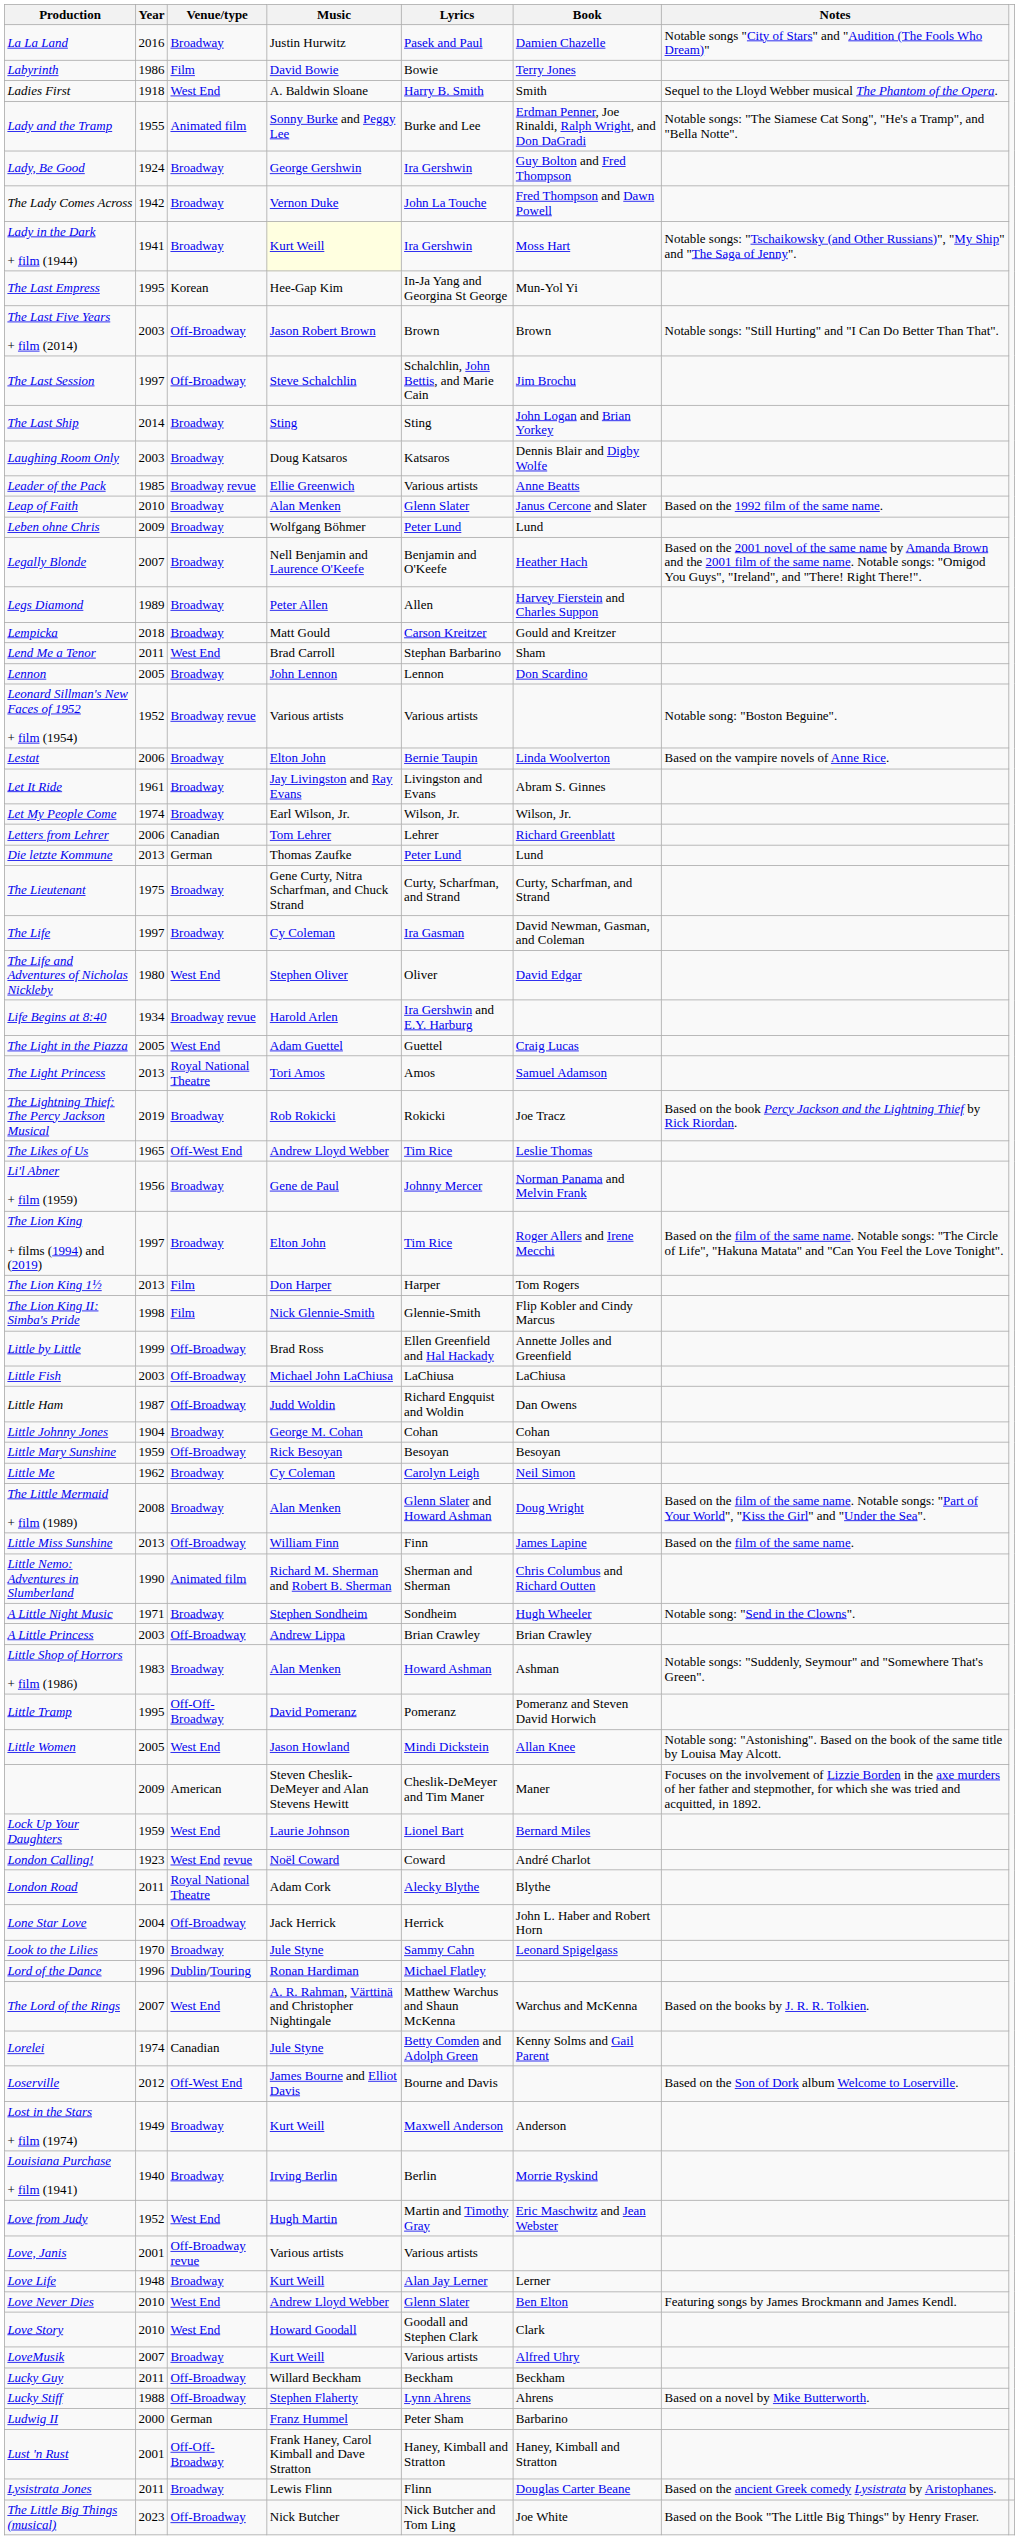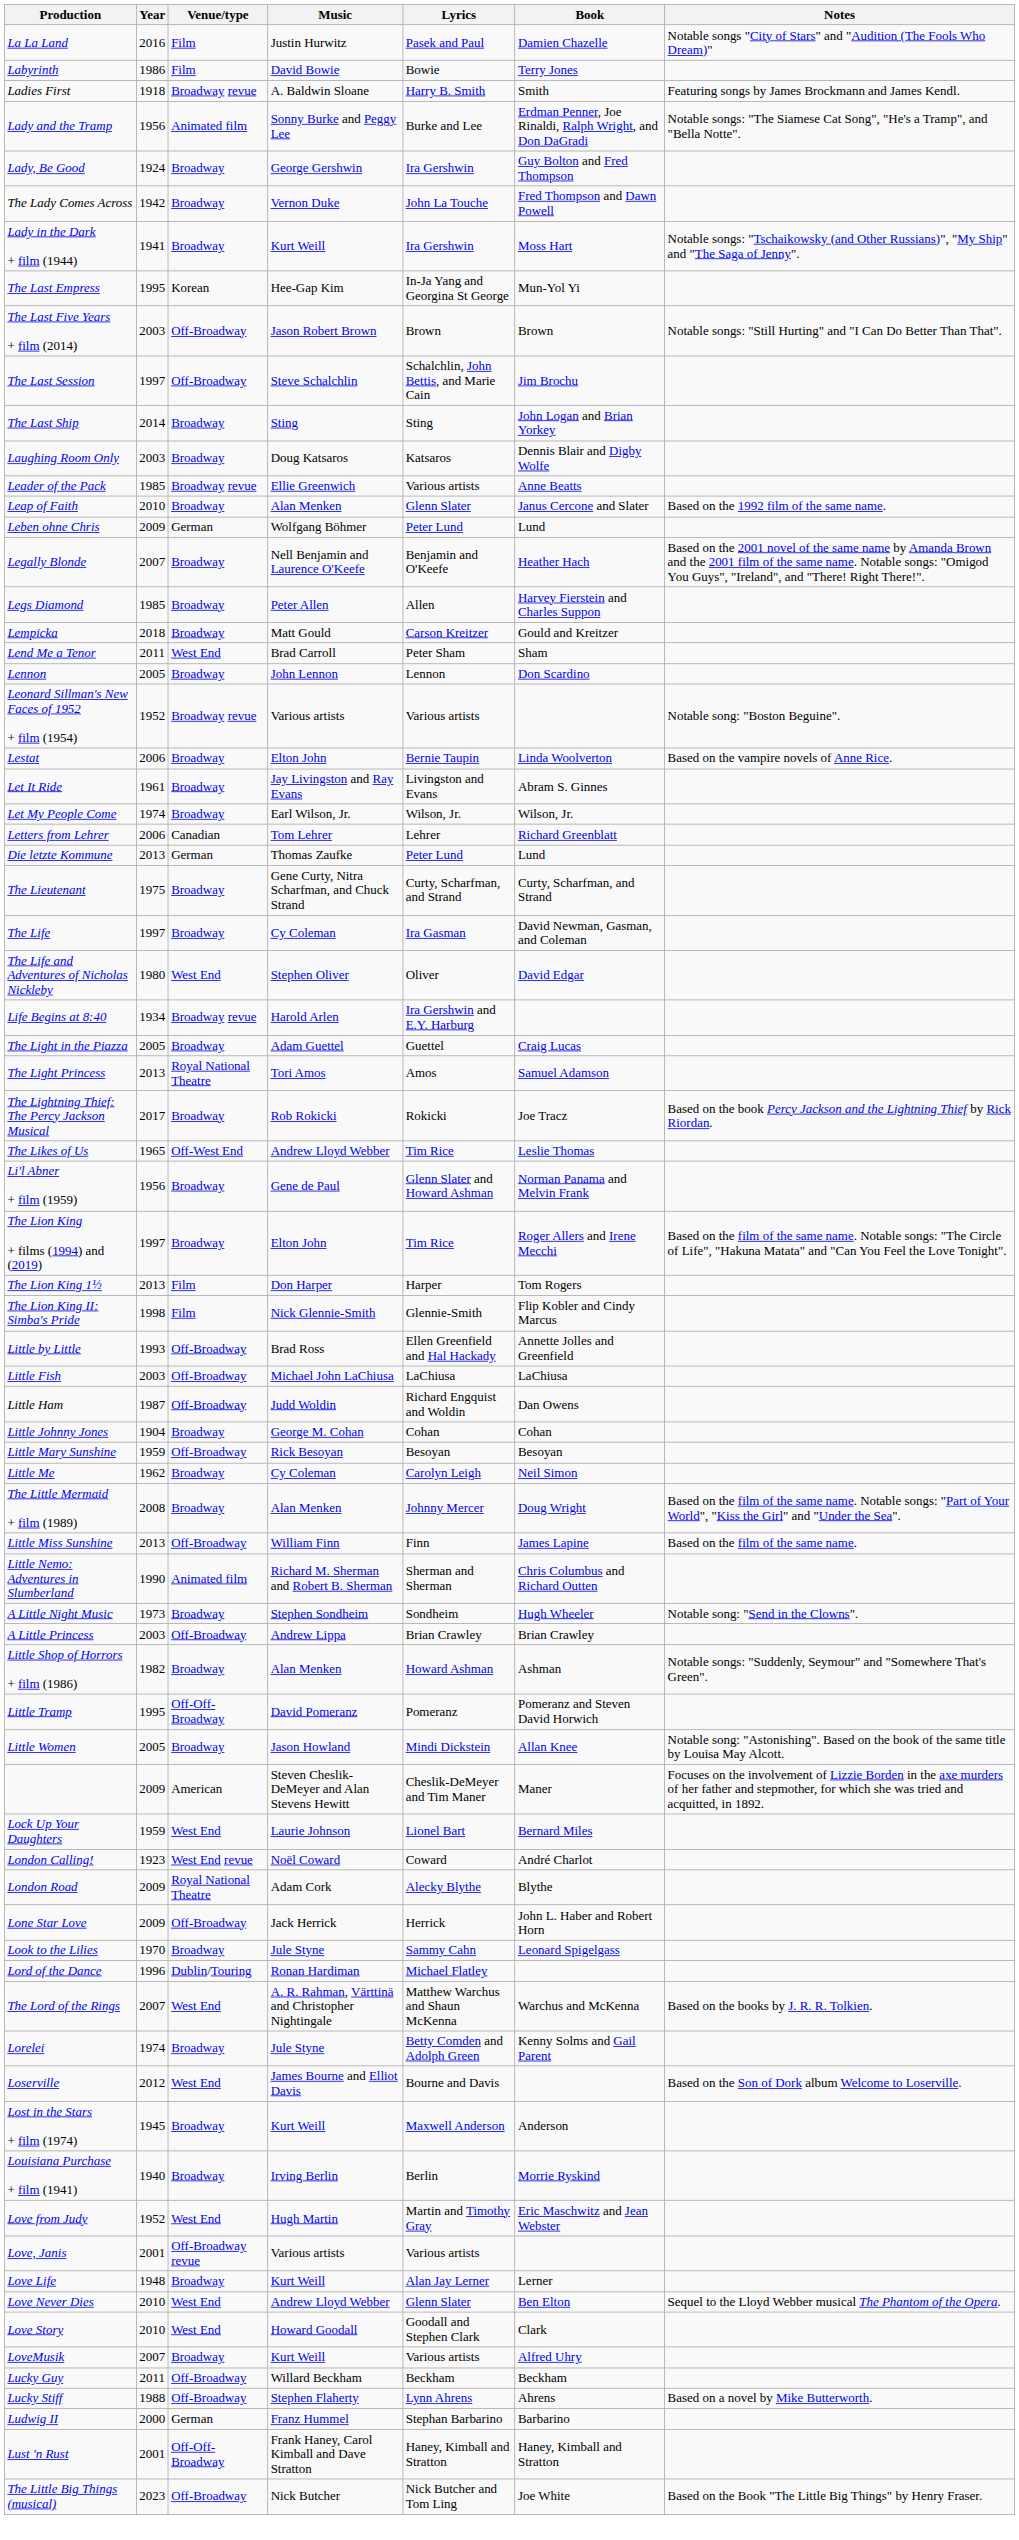(197, 42) Broadway -> (183, 42) Film
(195, 91) West End -> (214, 91) Broadway revue
(831, 91) Sequel to the Lloyd Webber musical The Phantom of the Opera. -> (814, 91) Featuring songs by James Brockmann and James Kendl.
(152, 126) 1955 -> (152, 126) 1956
(297, 246) lightyellow background -> (298, 246) no background
(197, 527) Broadway -> (192, 527) German
(152, 604) 1989 -> (152, 604) 1985
(453, 653) Stephan Barbarino -> (435, 653) Peter Sham
(195, 1045) West End -> (198, 1045) Broadway
(152, 1115) 2019 -> (152, 1115) 2017
(443, 1186) Johnny Mercer -> (449, 1186) Glenn Slater and Howard Ashman
(152, 1348) 1999 -> (152, 1348) 1993
(448, 1508) Glenn Slater and Howard Ashman -> (445, 1508) Johnny Mercer
(152, 1613) 1971 -> (152, 1613) 1973
(152, 1669) 1983 -> (152, 1669) 1982
(195, 1746) West End -> (198, 1746) Broadway
(152, 1887) 2011 -> (152, 1887) 2009
(152, 1922) 2004 -> (152, 1922) 2009
(195, 2048) Canadian -> (198, 2048) Broadway
(206, 2083) Off-West End -> (196, 2083) West End
(152, 2126) 1949 -> (152, 2126) 1945
(811, 2301) Featuring songs by James Brockmann and James Kendl. -> (834, 2301) Sequel to the Lloyd Webber musical The Phantom of the Opera.
(434, 2419) Peter Sham -> (454, 2419) Stephan Barbarino
- row: (49, 2489)
